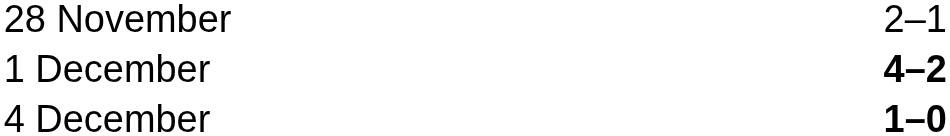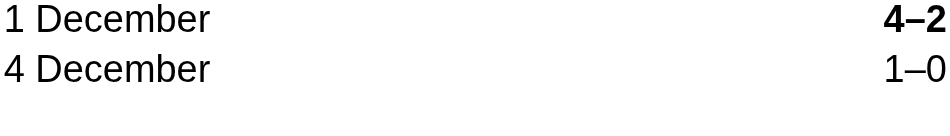- row: (118, 19)
(915, 119) bold -> (915, 69) normal
